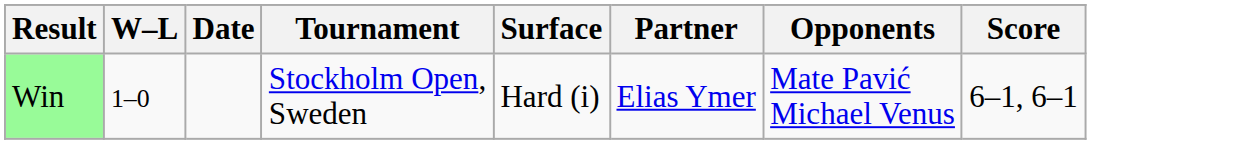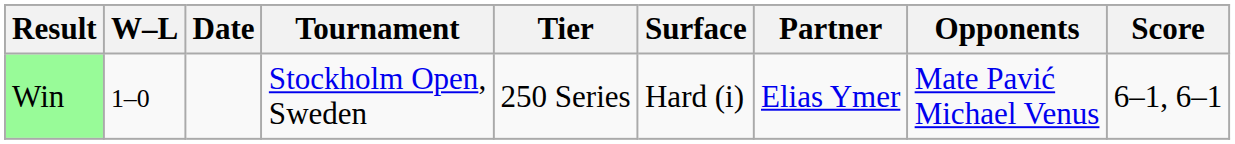+ column: (566, 29)
